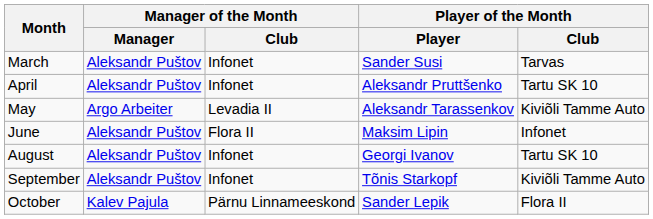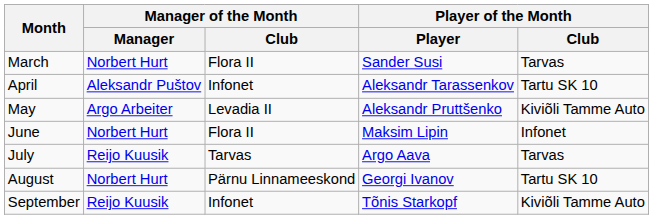(144, 62) Aleksandr Puštov -> (127, 62) Norbert Hurt
(230, 62) Infonet -> (231, 62) Flora II
(432, 86) Aleksandr Pruttšenko -> (438, 86) Aleksandr Tarassenkov
(438, 109) Aleksandr Tarassenkov -> (432, 109) Aleksandr Pruttšenko
(144, 132) Aleksandr Puštov -> (127, 132) Norbert Hurt
+ row: (21, 156)
(144, 156) Aleksandr Puštov -> (127, 179) Norbert Hurt
(230, 156) Infonet -> (282, 179) Pärnu Linnameeskond
(144, 179) Aleksandr Puštov -> (128, 202) Reijo Kuusik
- row: (34, 202)
